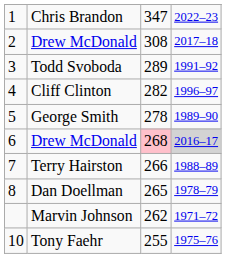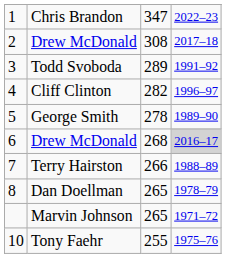(156, 141) pink background -> (156, 141) no background
(156, 215) 262 -> (156, 215) 265
